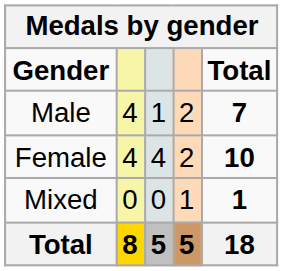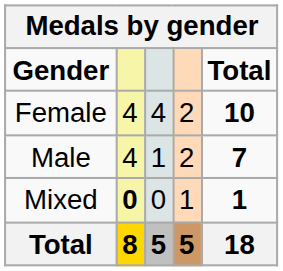rows swapped: (61, 113) <-> (61, 157)
(130, 200) normal -> (130, 200) bold
